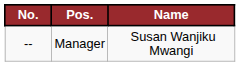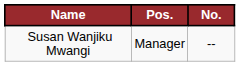columns swapped: (28, 15) <-> (171, 15)
